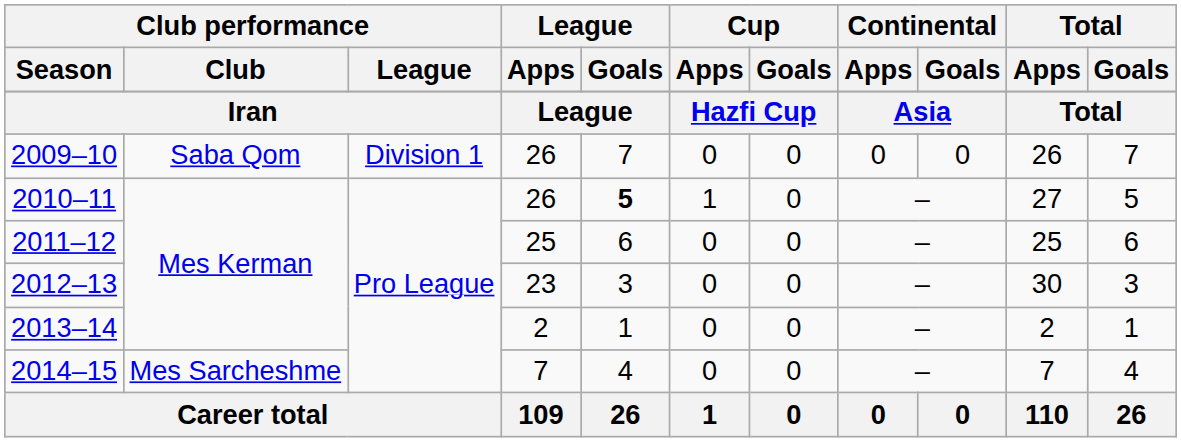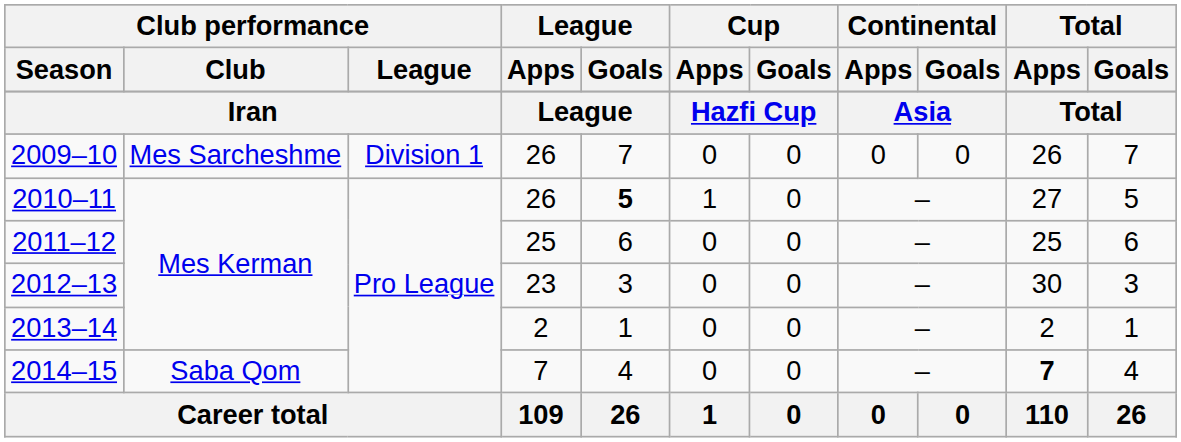(235, 155) Saba Qom -> (235, 155) Mes Sarcheshme
(235, 371) Mes Sarcheshme -> (235, 371) Saba Qom
(1047, 371) normal -> (1047, 371) bold
